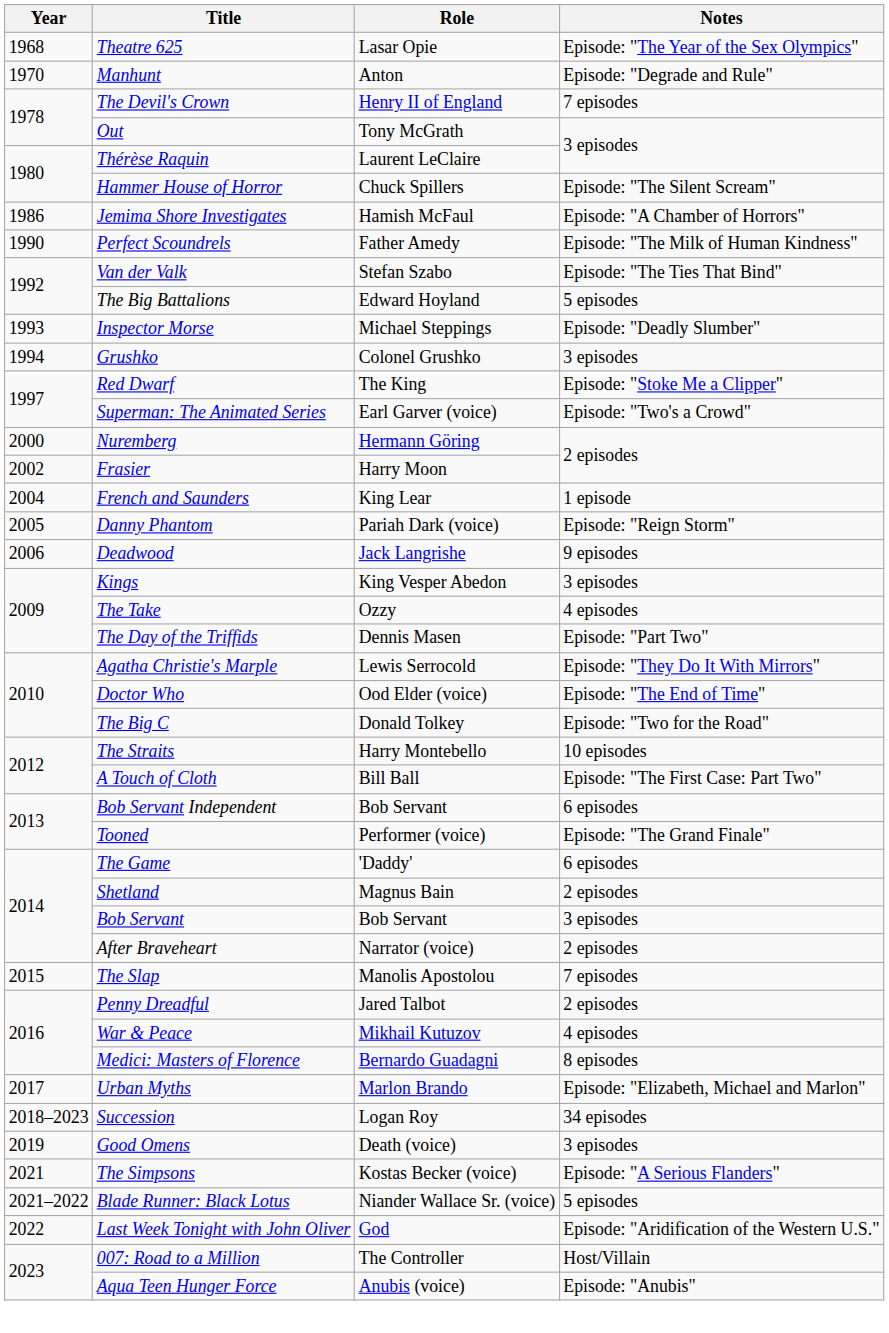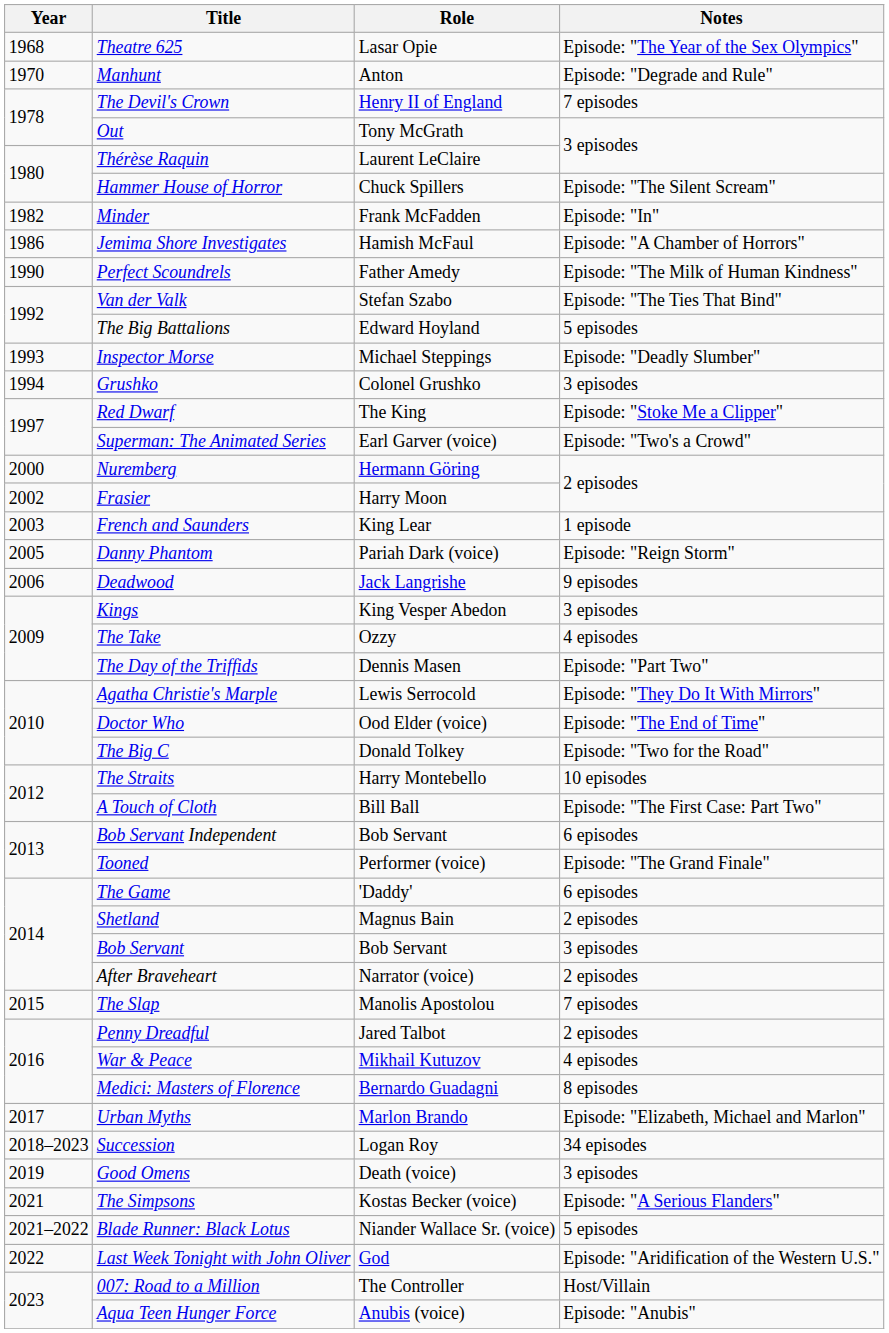+ row: (123, 215)
(26, 497) 2004 -> (26, 525) 2003
